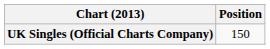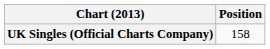(240, 34) 150 -> (240, 34) 158
